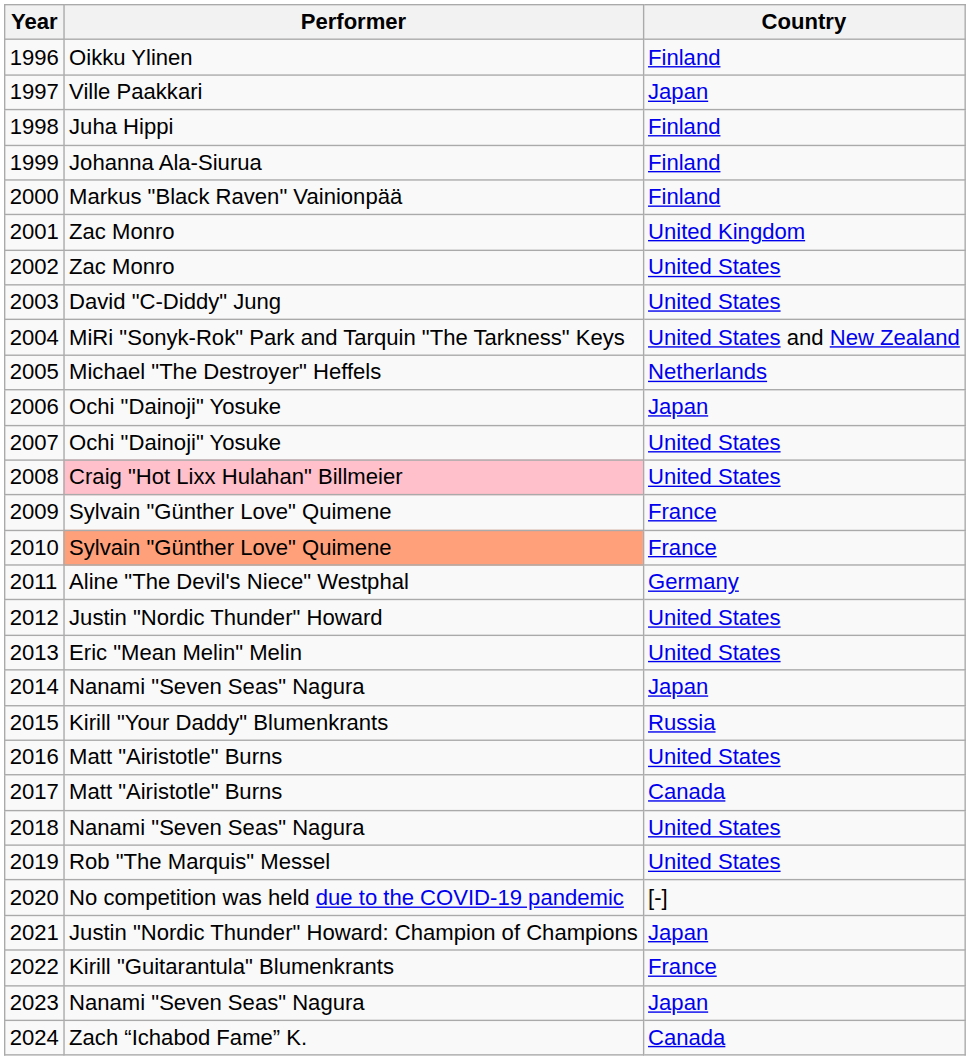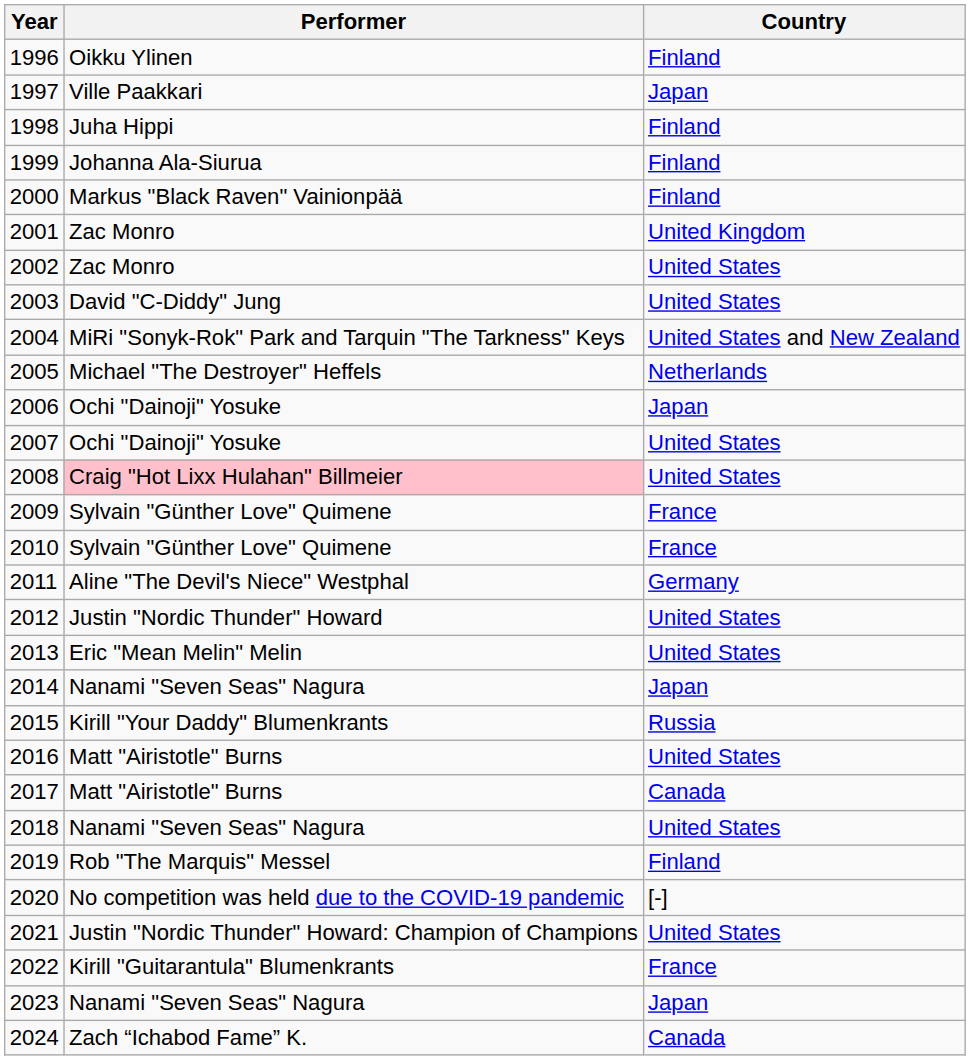(230, 547) lightsalmon background -> (230, 547) no background
(714, 862) United States -> (684, 862) Finland
(678, 932) Japan -> (714, 932) United States
